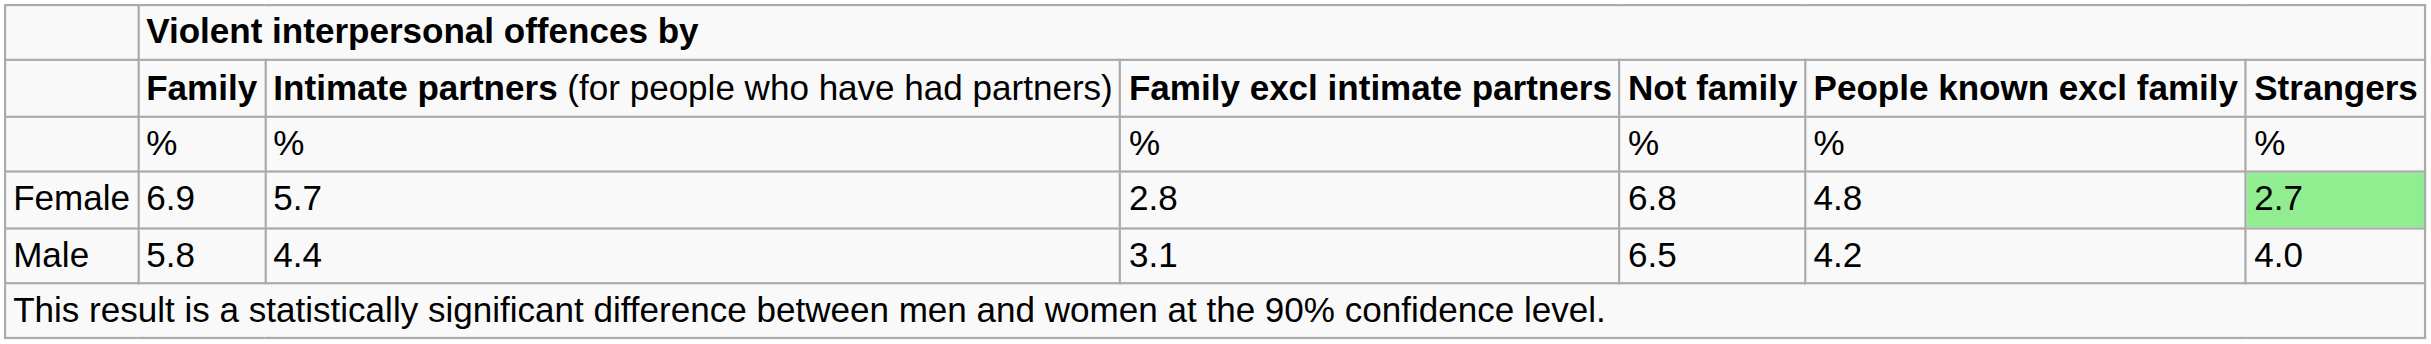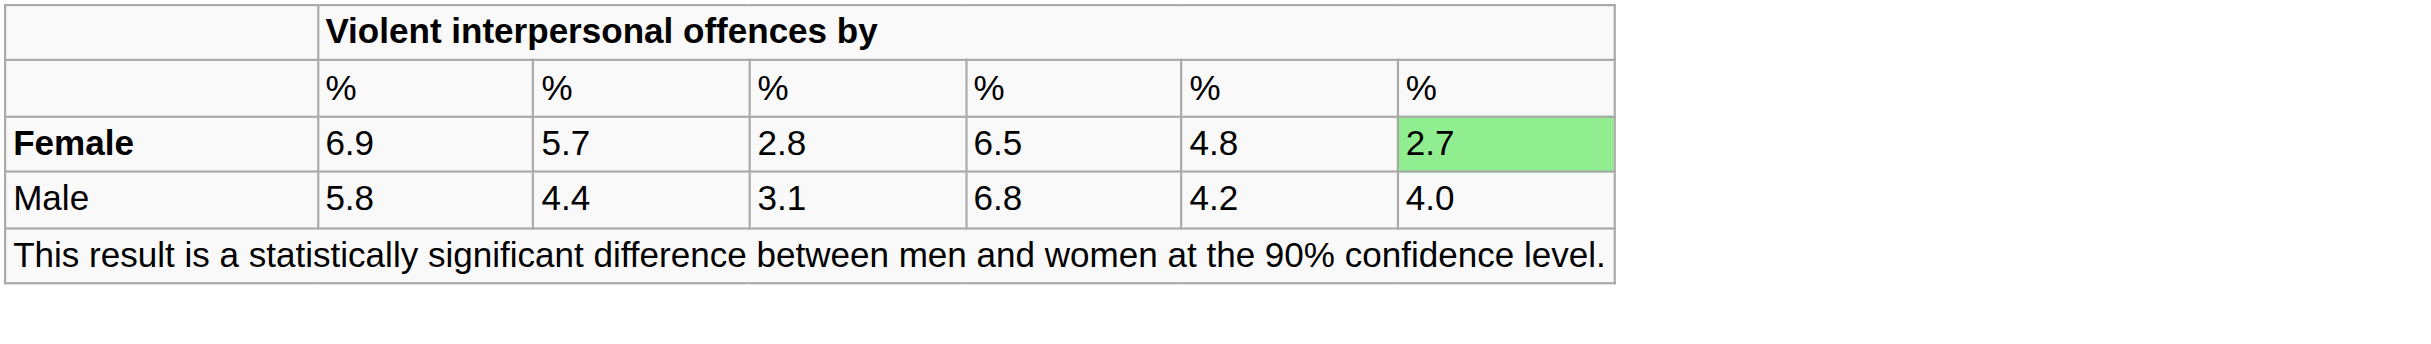- row: (202, 87)
(72, 198) normal -> (74, 143) bold
(1652, 198) 6.8 -> (998, 143) 6.5
(1652, 254) 6.5 -> (998, 198) 6.8
